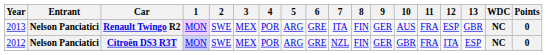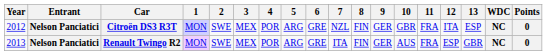rows swapped: (142, 42) <-> (142, 27)
